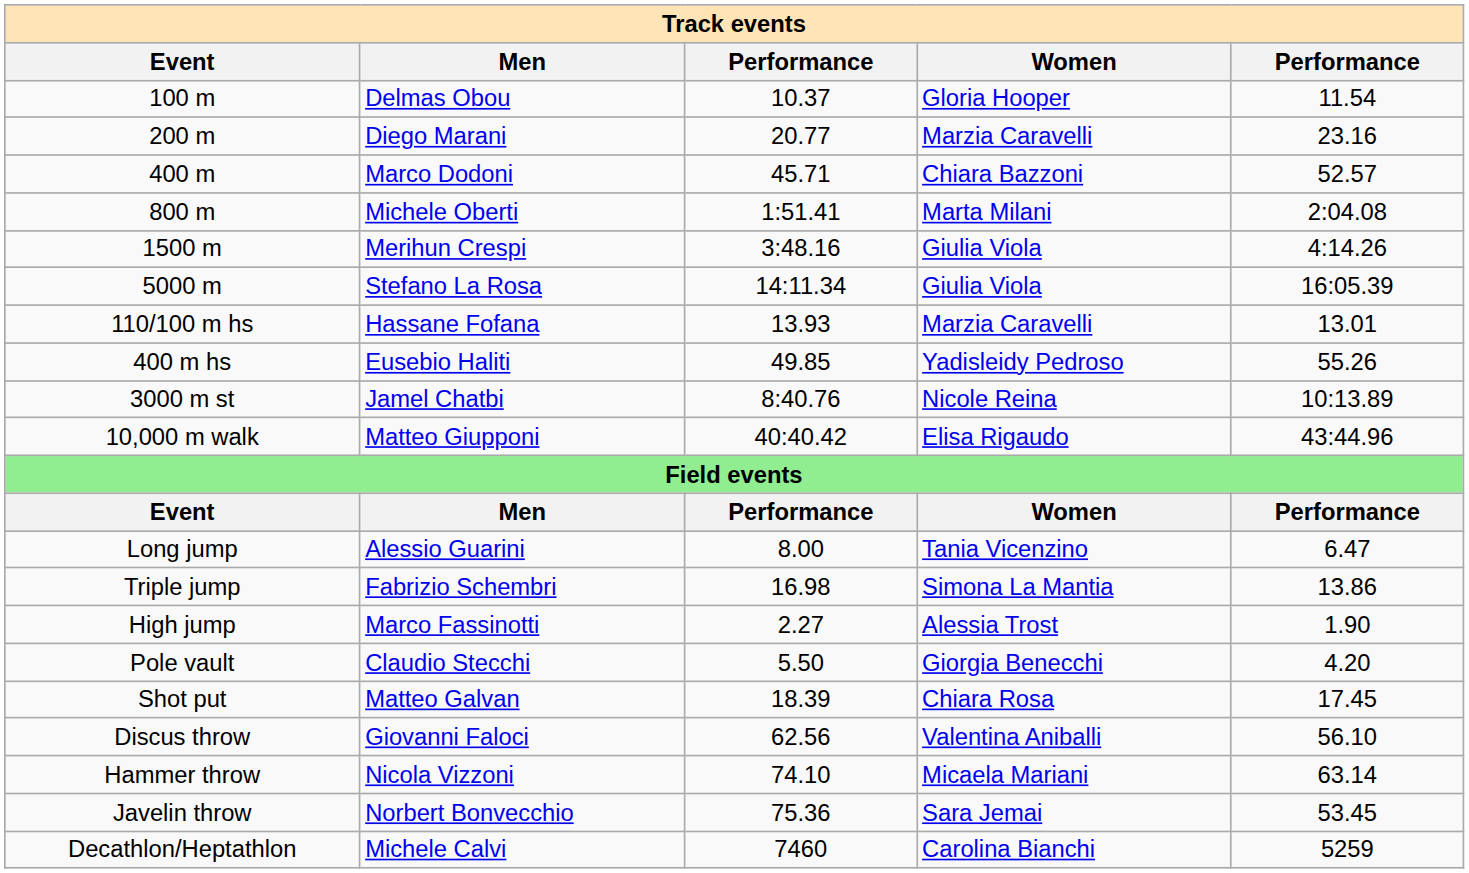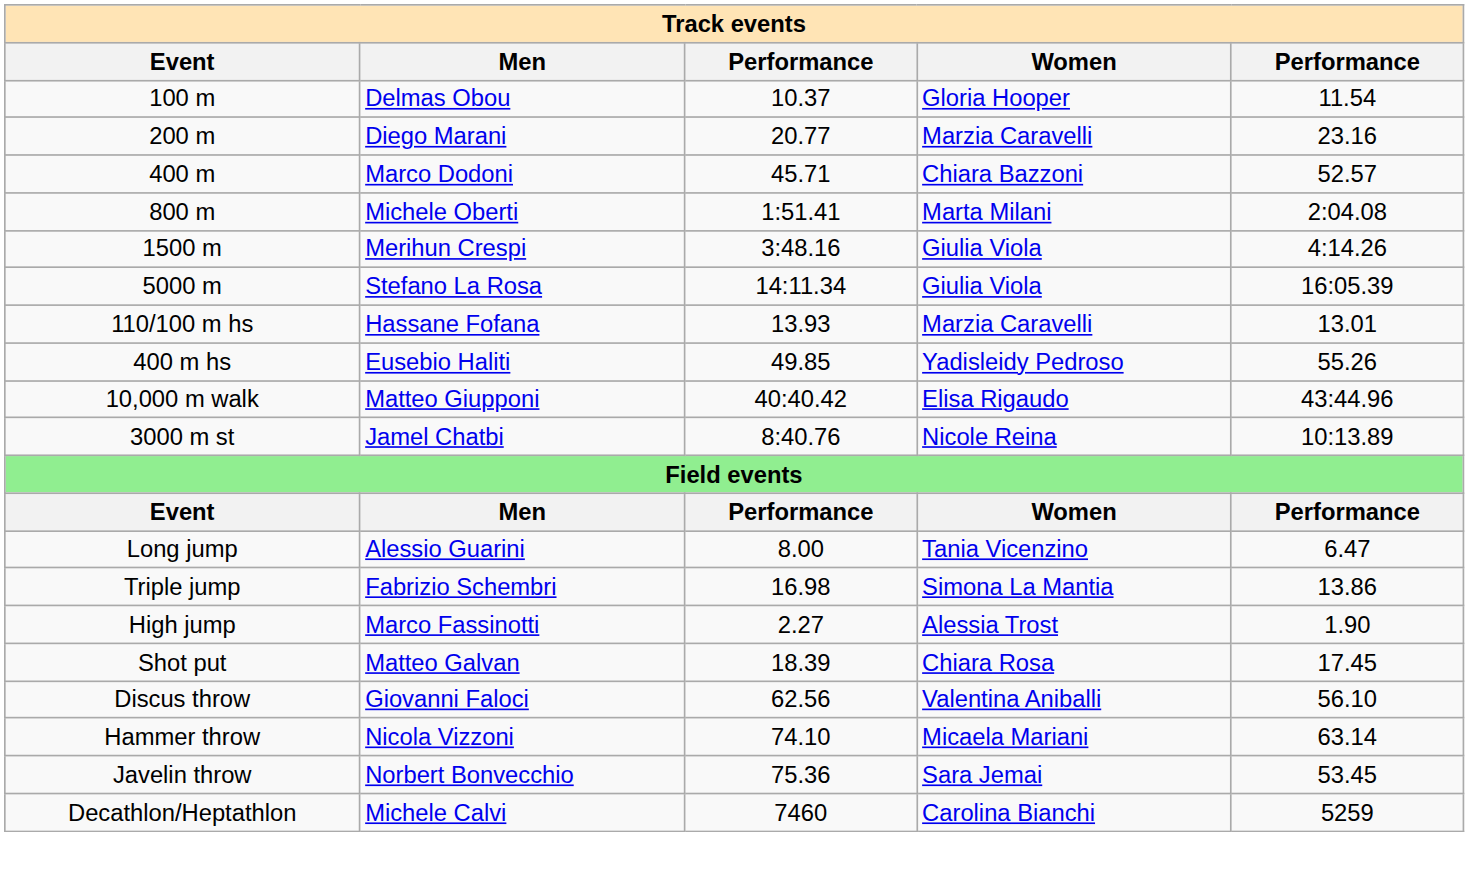rows swapped: (182, 399) <-> (182, 437)
- row: (182, 662)
